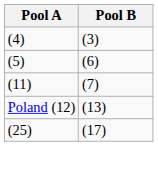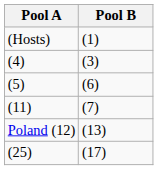+ row: (29, 38)
